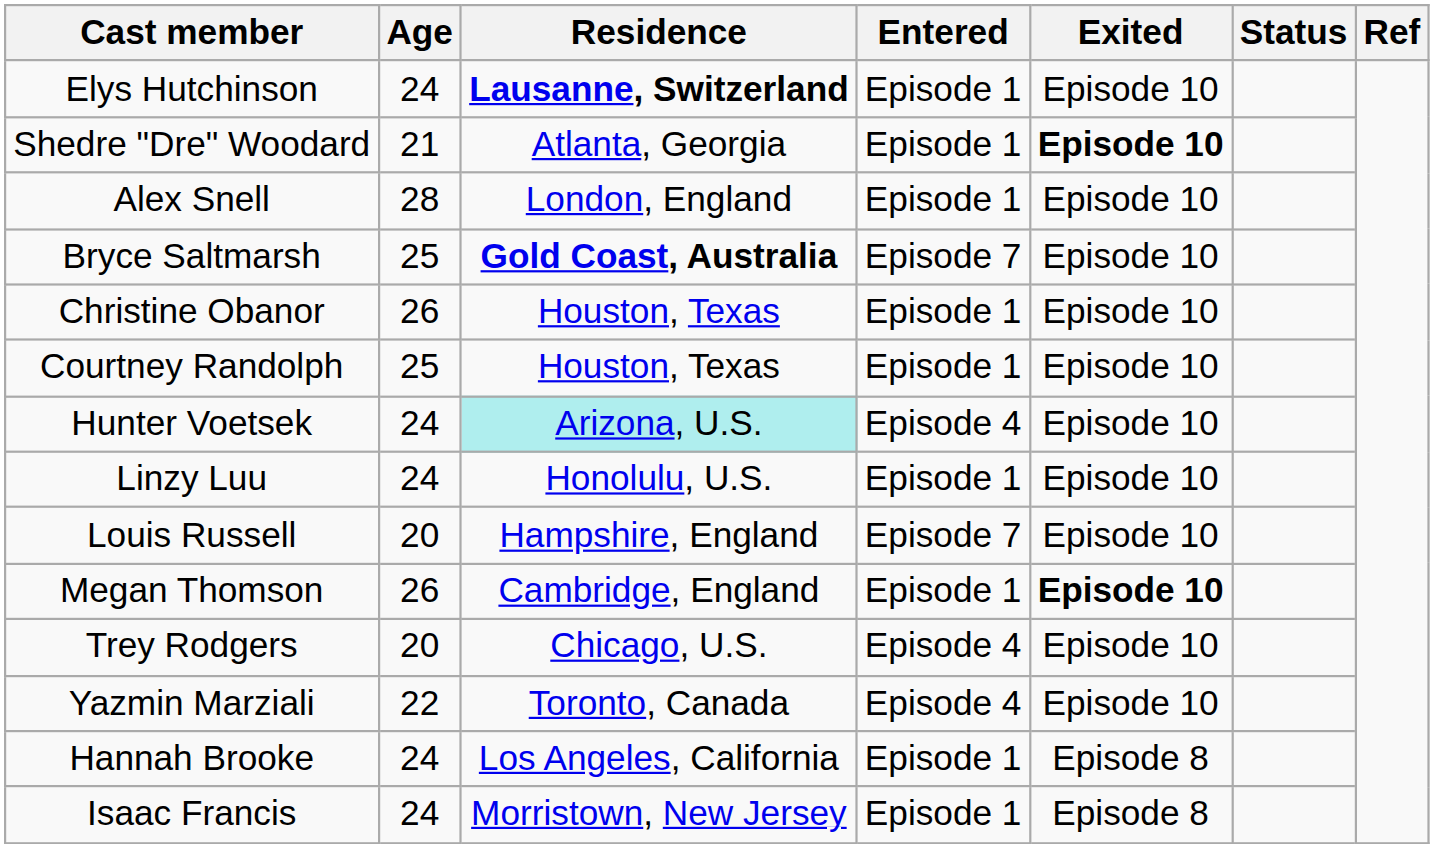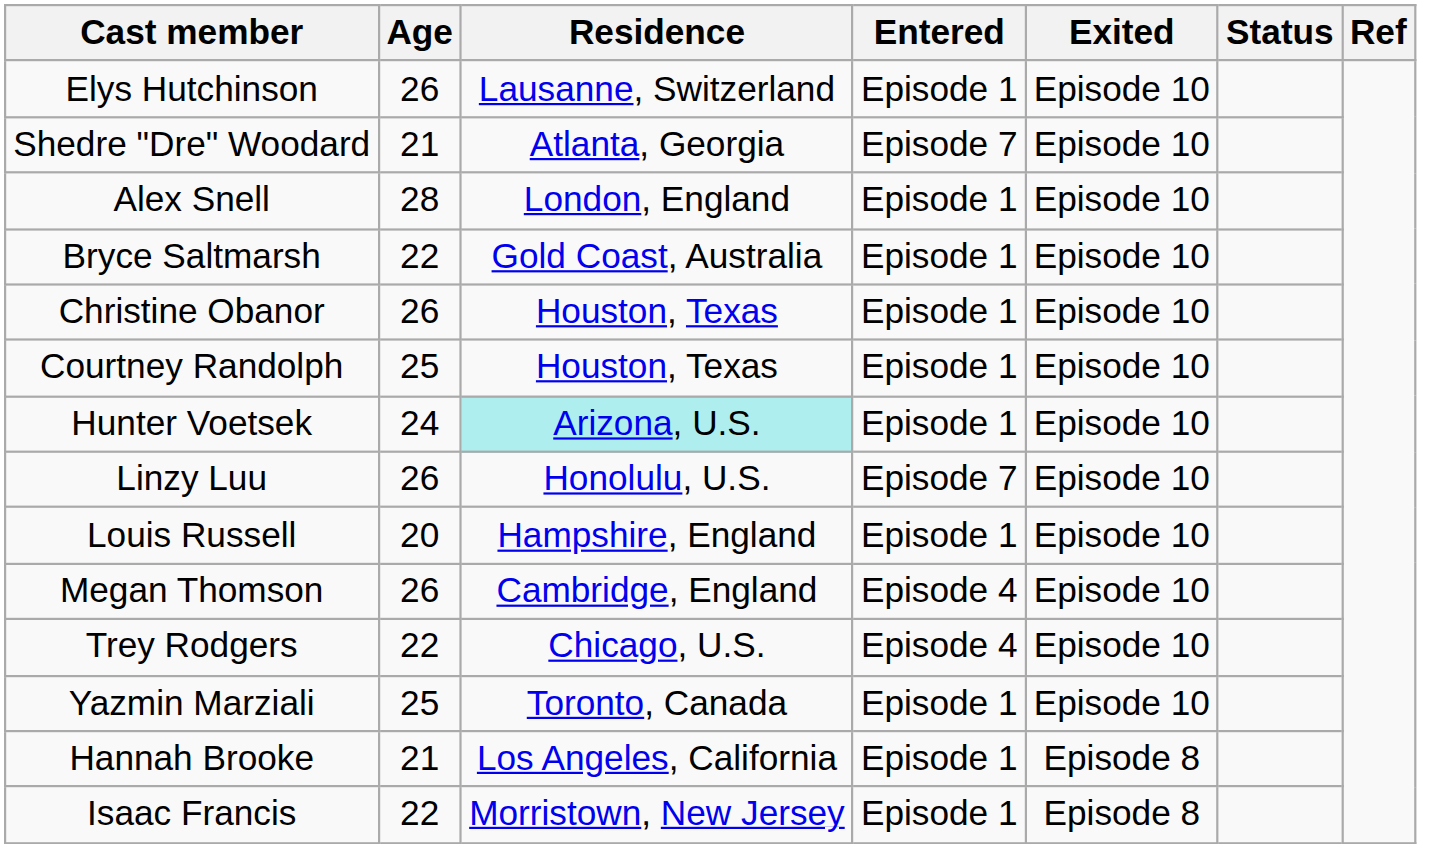(420, 88) 24 -> (420, 88) 26
(659, 88) bold -> (657, 88) normal
(943, 144) Episode 1 -> (939, 144) Episode 7
(1131, 144) bold -> (1122, 144) normal
(420, 255) 25 -> (420, 255) 22
(659, 255) bold -> (657, 255) normal
(943, 255) Episode 7 -> (939, 255) Episode 1
(943, 423) Episode 4 -> (939, 423) Episode 1
(420, 479) 24 -> (420, 479) 26
(943, 479) Episode 1 -> (939, 479) Episode 7
(943, 534) Episode 7 -> (939, 534) Episode 1
(943, 590) Episode 1 -> (939, 590) Episode 4
(1131, 590) bold -> (1122, 590) normal
(420, 646) 20 -> (420, 646) 22
(420, 702) 22 -> (420, 702) 25
(943, 702) Episode 4 -> (939, 702) Episode 1
(420, 758) 24 -> (420, 758) 21
(420, 813) 24 -> (420, 813) 22
